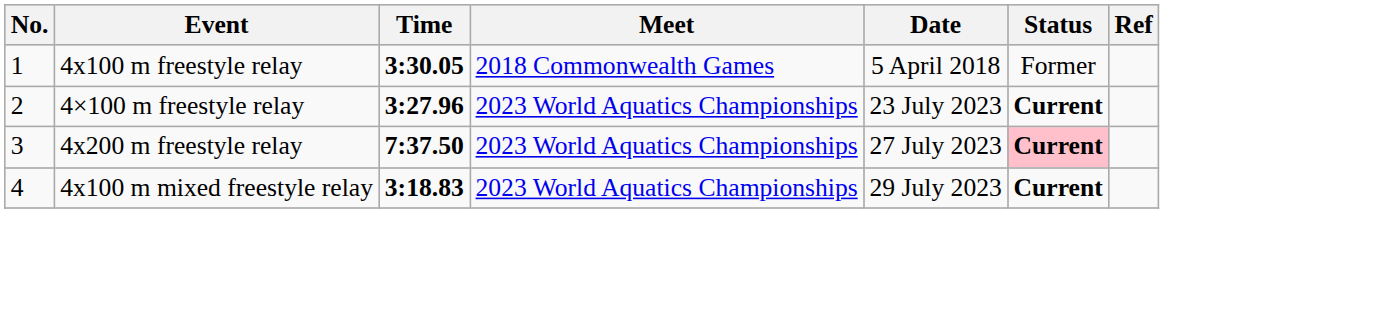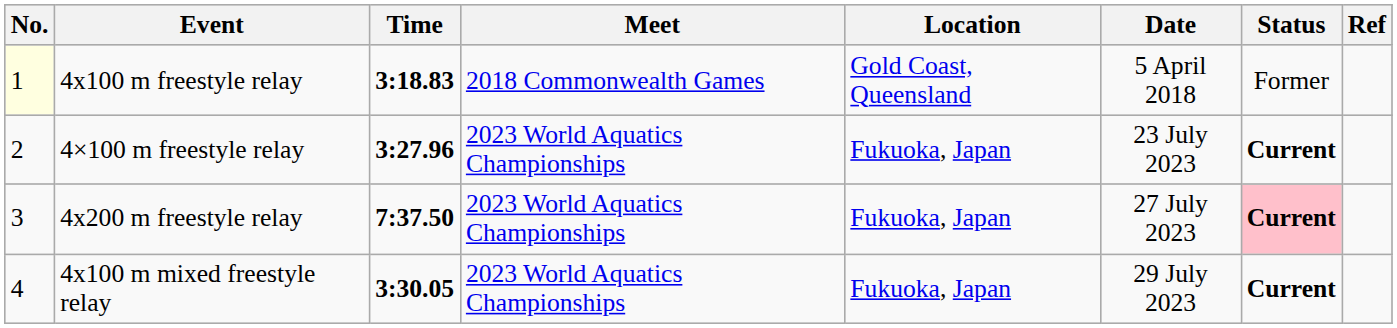+ column: (972, 24)
(17, 65) no background -> (17, 79) lightyellow background
(424, 65) 3:30.05 -> (415, 79) 3:18.83
(424, 187) 3:18.83 -> (415, 288) 3:30.05
